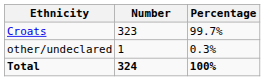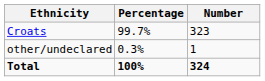columns swapped: (151, 13) <-> (223, 13)
